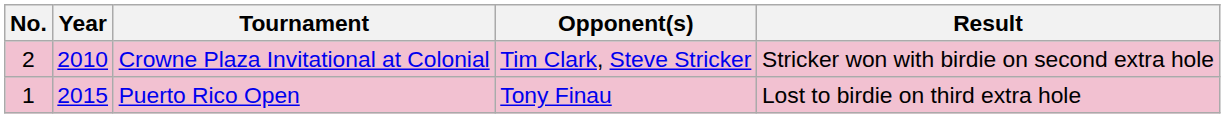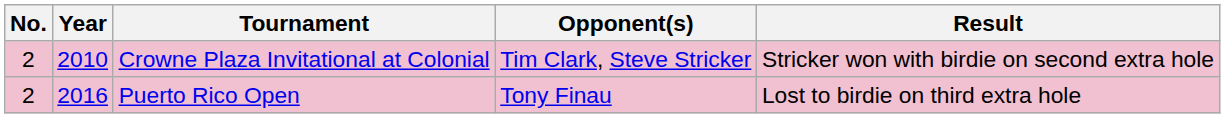(28, 95) 1 -> (28, 95) 2
(83, 95) 2015 -> (83, 95) 2016
